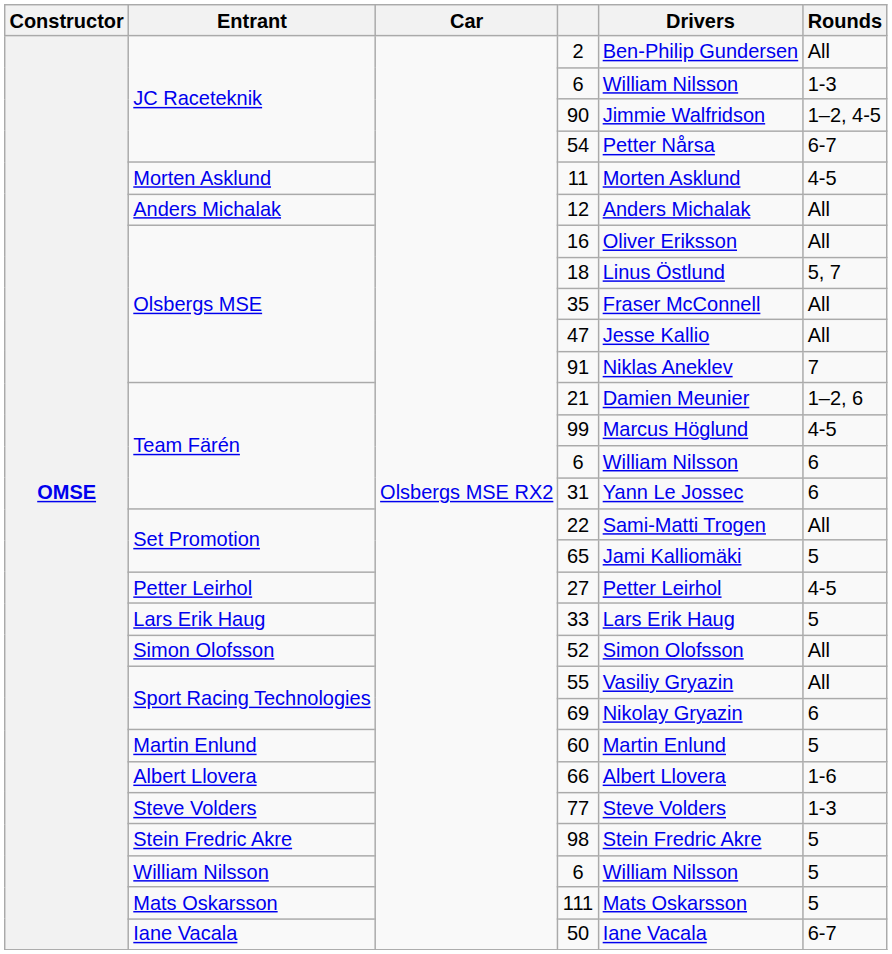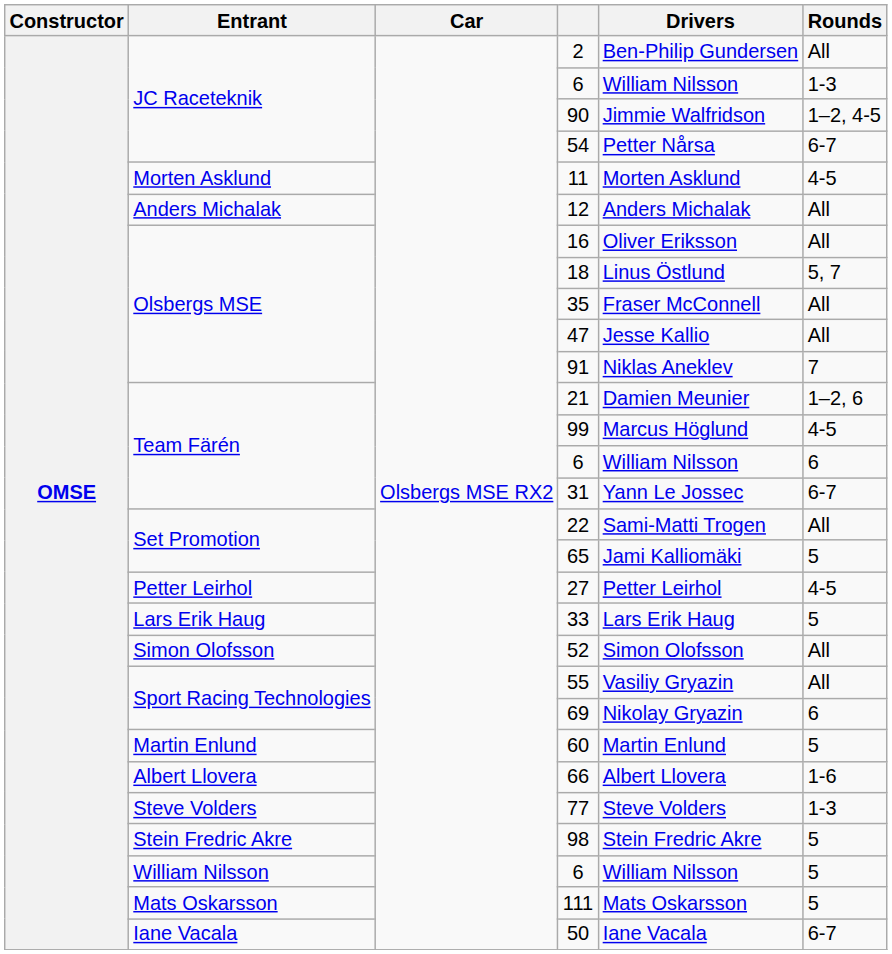(813, 493) 6 -> (822, 493) 6-7
